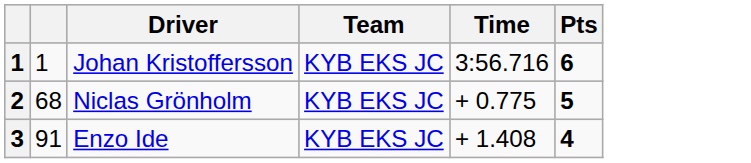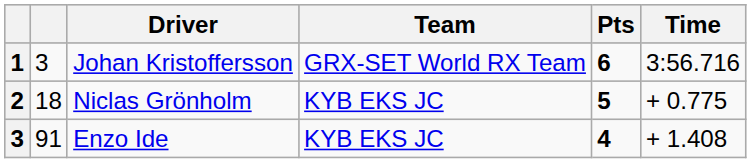columns swapped: (502, 24) <-> (579, 24)
(42, 62) 1 -> (42, 62) 3
(374, 62) KYB EKS JC -> (445, 62) GRX-SET World RX Team
(49, 101) 68 -> (49, 101) 18
